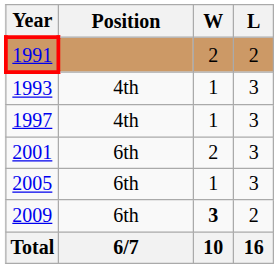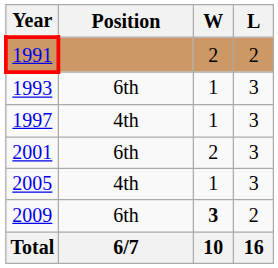(126, 88) 4th -> (126, 88) 6th
(126, 183) 6th -> (126, 183) 4th
